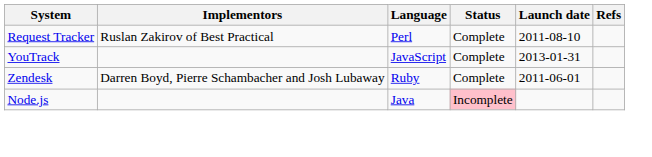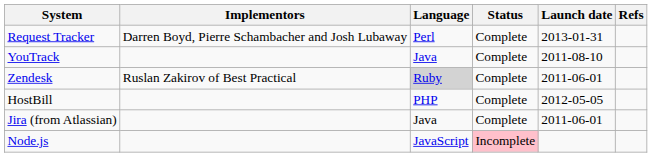(187, 36) Ruslan Zakirov of Best Practical -> (265, 36) Darren Boyd, Pierre Schambacher and Josh Lubaway
(550, 36) 2011-08-10 -> (572, 36) 2013-01-31
(418, 57) JavaScript -> (425, 57) Java
(550, 57) 2013-01-31 -> (572, 57) 2011-08-10
(242, 78) Darren Boyd, Pierre Schambacher and Josh Lubaway -> (209, 78) Ruslan Zakirov of Best Practical
(405, 78) no background -> (428, 78) lightgrey background
+ row: (30, 99)
+ row: (62, 120)
(403, 99) Java -> (441, 141) JavaScript
